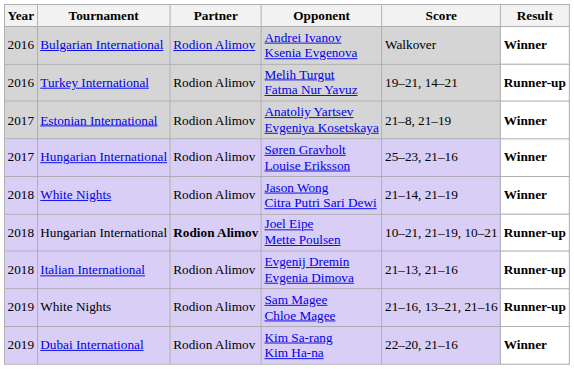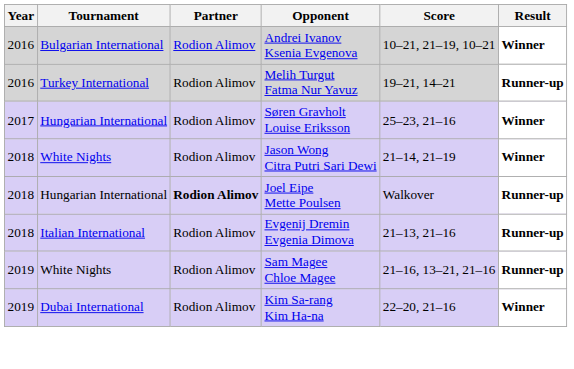(411, 45) Walkover -> (439, 45) 10–21, 21–19, 10–21
- row: (322, 120)
(441, 232) 10–21, 21–19, 10–21 -> (408, 195) Walkover
